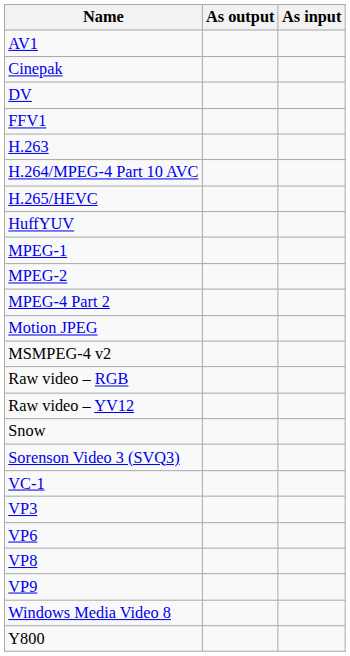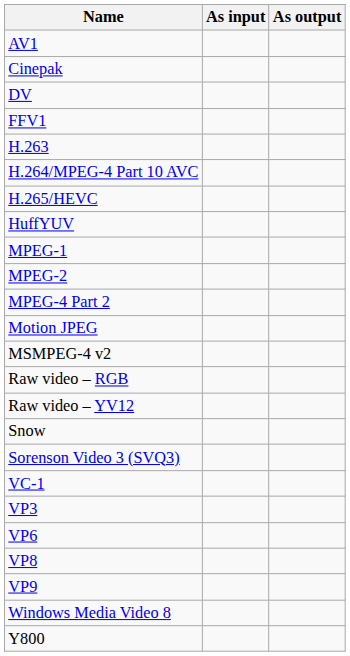columns swapped: (312, 17) <-> (240, 17)
